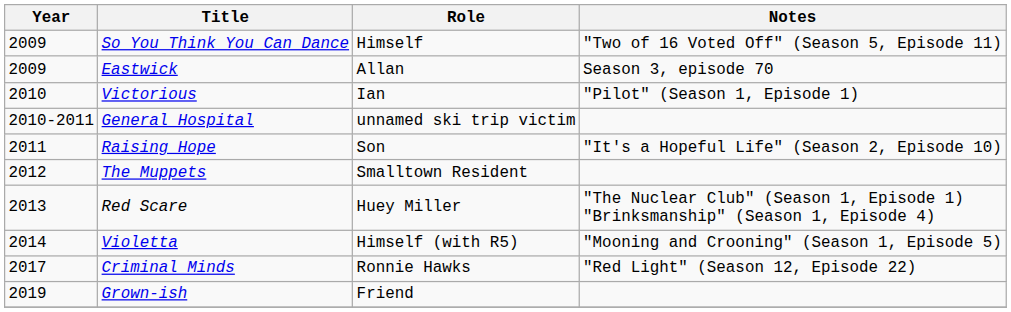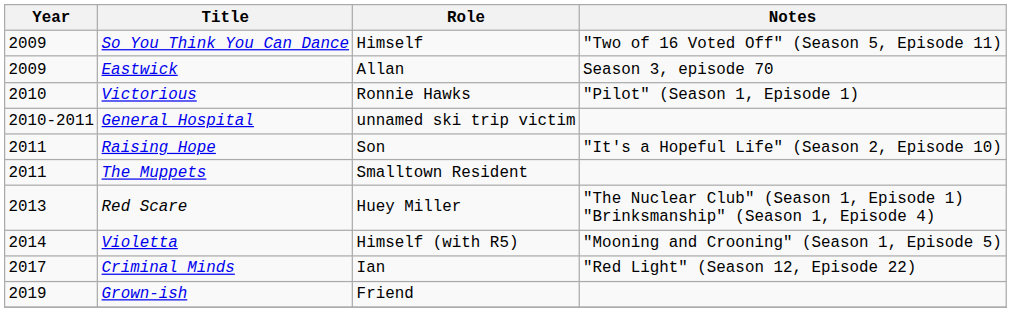(371, 95) Ian -> (414, 95) Ronnie Hawks
(27, 173) 2012 -> (27, 173) 2011
(414, 268) Ronnie Hawks -> (371, 268) Ian
